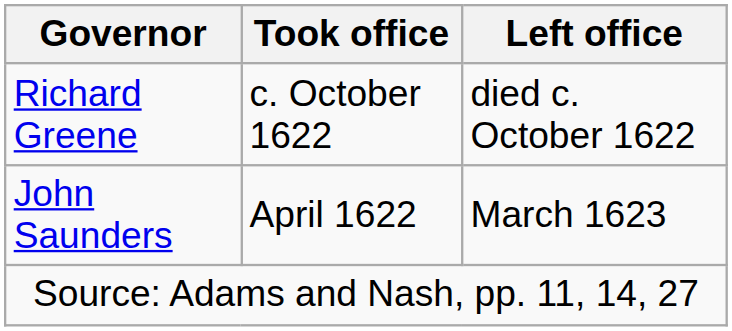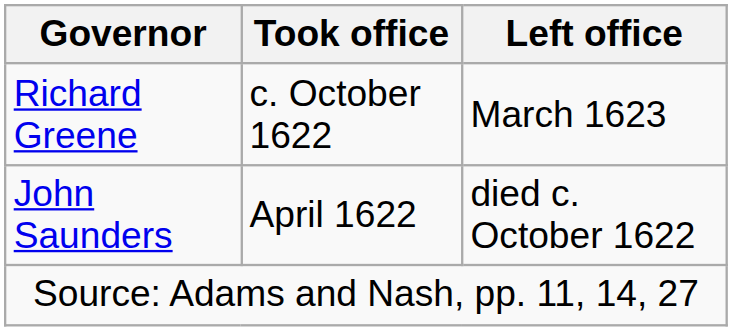(583, 113) died c. October 1622 -> (568, 113) March 1623
(568, 214) March 1623 -> (583, 214) died c. October 1622
